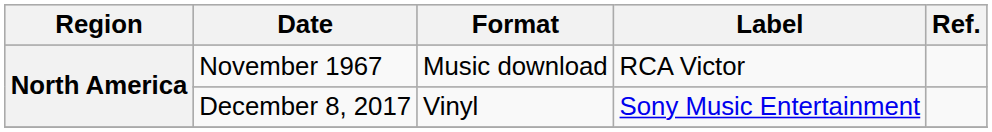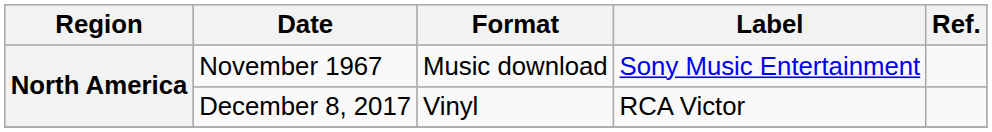(682, 65) RCA Victor -> (770, 65) Sony Music Entertainment
(770, 106) Sony Music Entertainment -> (682, 106) RCA Victor
